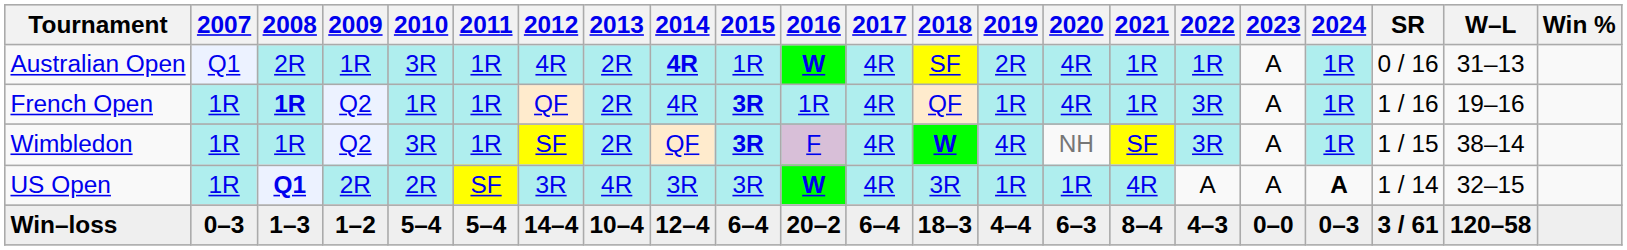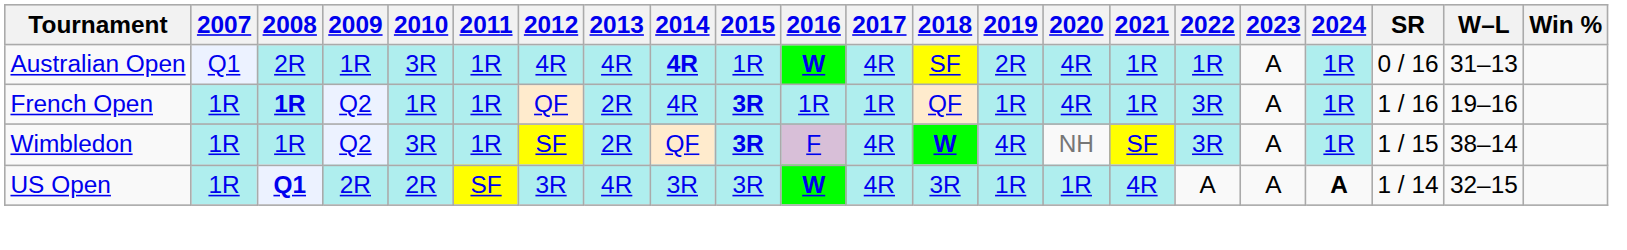(617, 64) 2R -> (617, 64) 4R
(879, 104) 4R -> (879, 104) 1R
- row: (64, 224)
